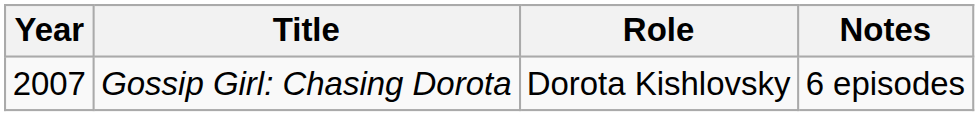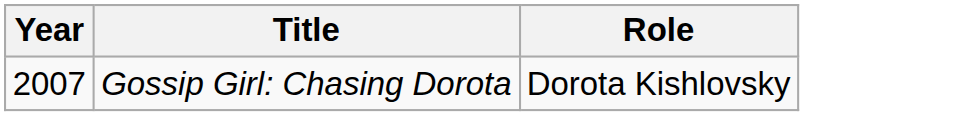- column: (885, 30)
